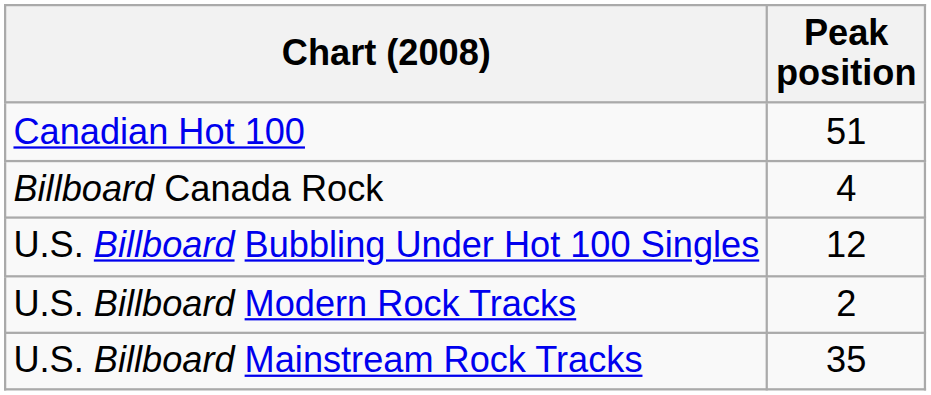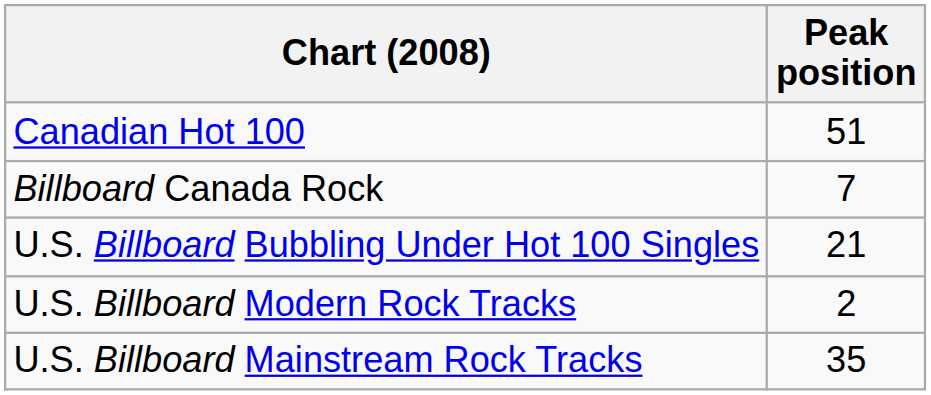(846, 188) 4 -> (846, 188) 7
(846, 245) 12 -> (846, 245) 21
